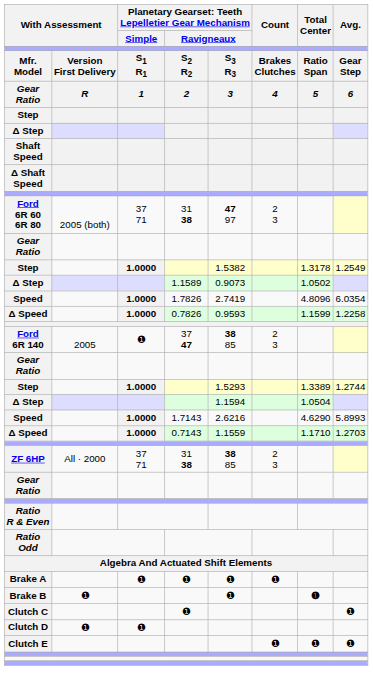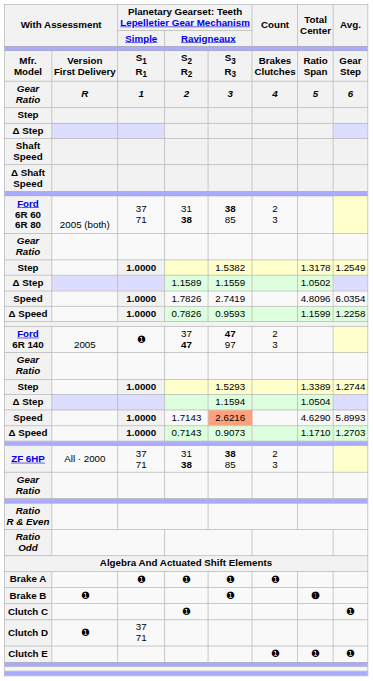(230, 214) 47 97 -> (230, 214) 38 85
(230, 283) 0.9073 -> (230, 283) 1.1559
(230, 339) 38 85 -> (230, 339) 47 97
(230, 418) no background -> (230, 418) lightsalmon background
(230, 433) 1.1559 -> (230, 433) 0.9073
(141, 628) ❶ -> (141, 633) 37 71
